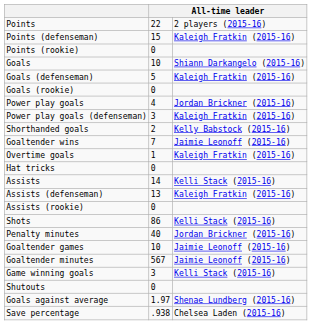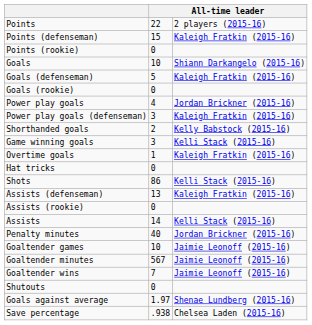rows swapped: (50, 274) <-> (43, 142)
rows swapped: (23, 182) <-> (18, 221)
